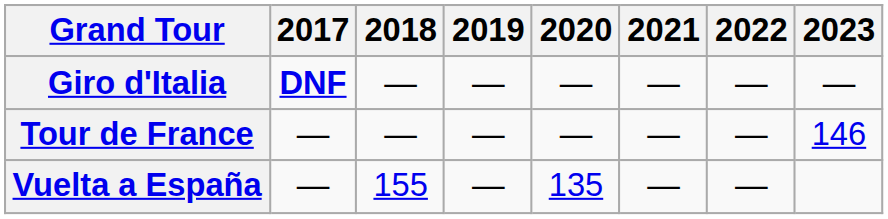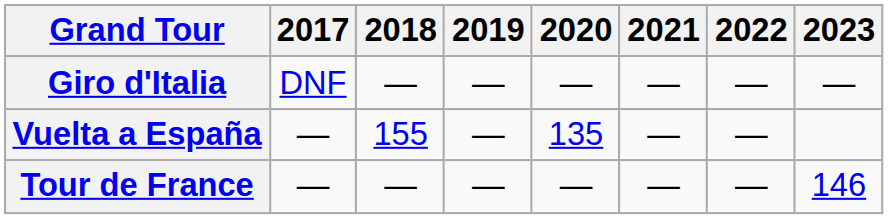(313, 82) bold -> (313, 82) normal
rows swapped: (137, 133) <-> (137, 185)
